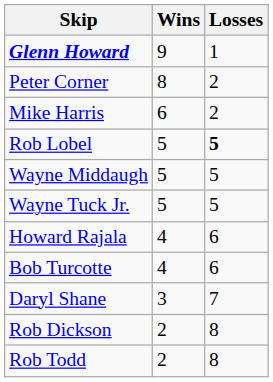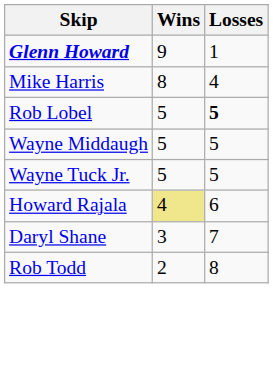- row: (59, 81)
(162, 112) 6 -> (162, 81) 8
(214, 112) 2 -> (214, 81) 4
(162, 236) no background -> (162, 205) khaki background
- row: (60, 267)
- row: (60, 329)
